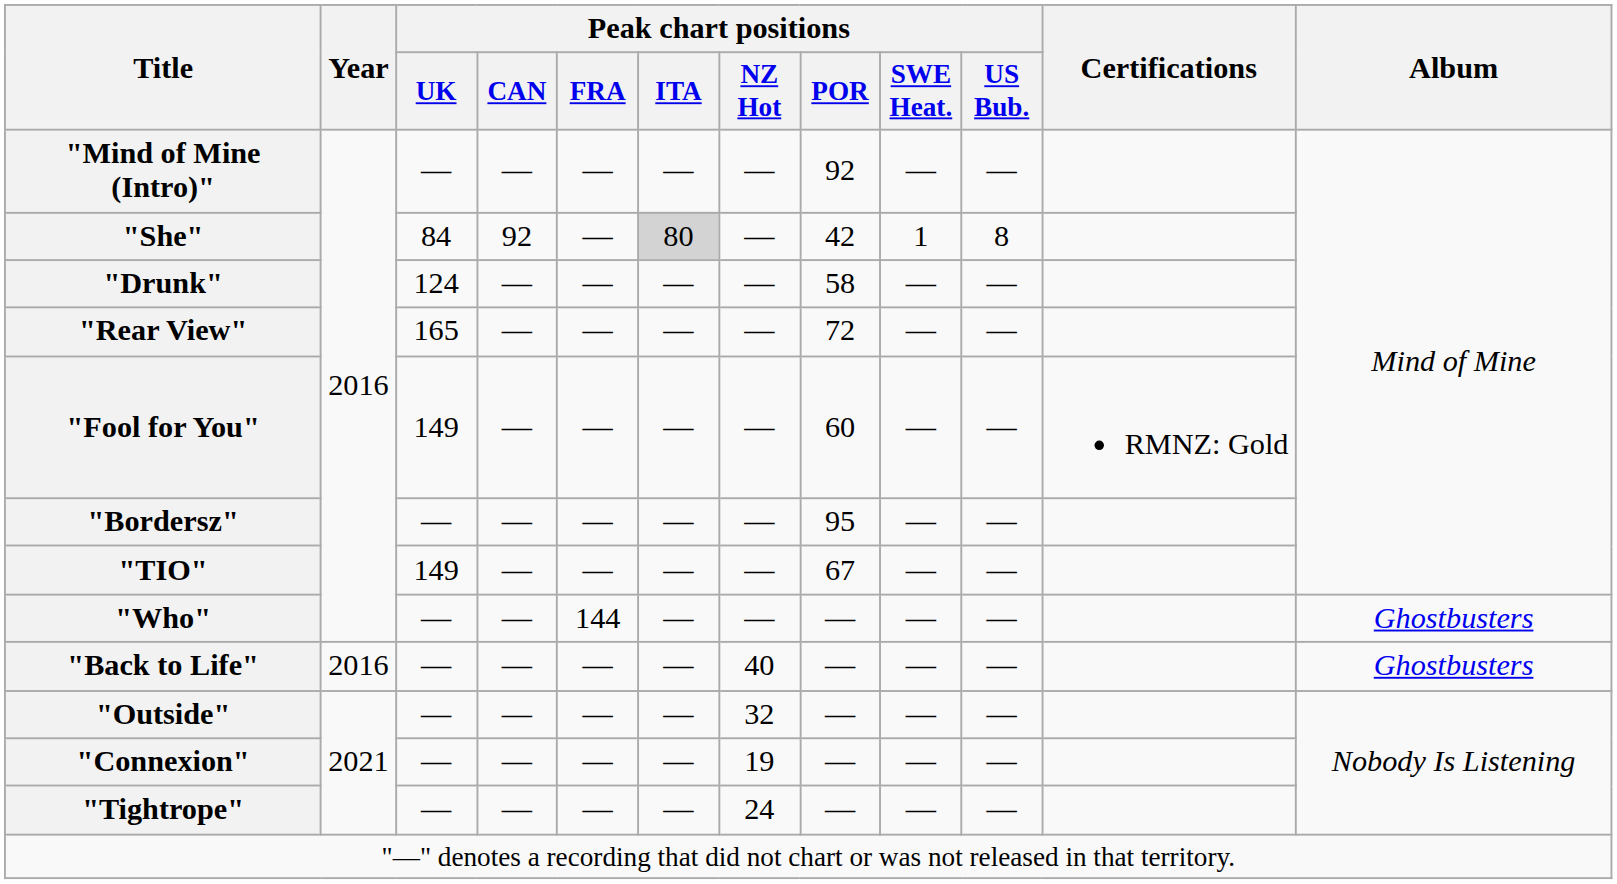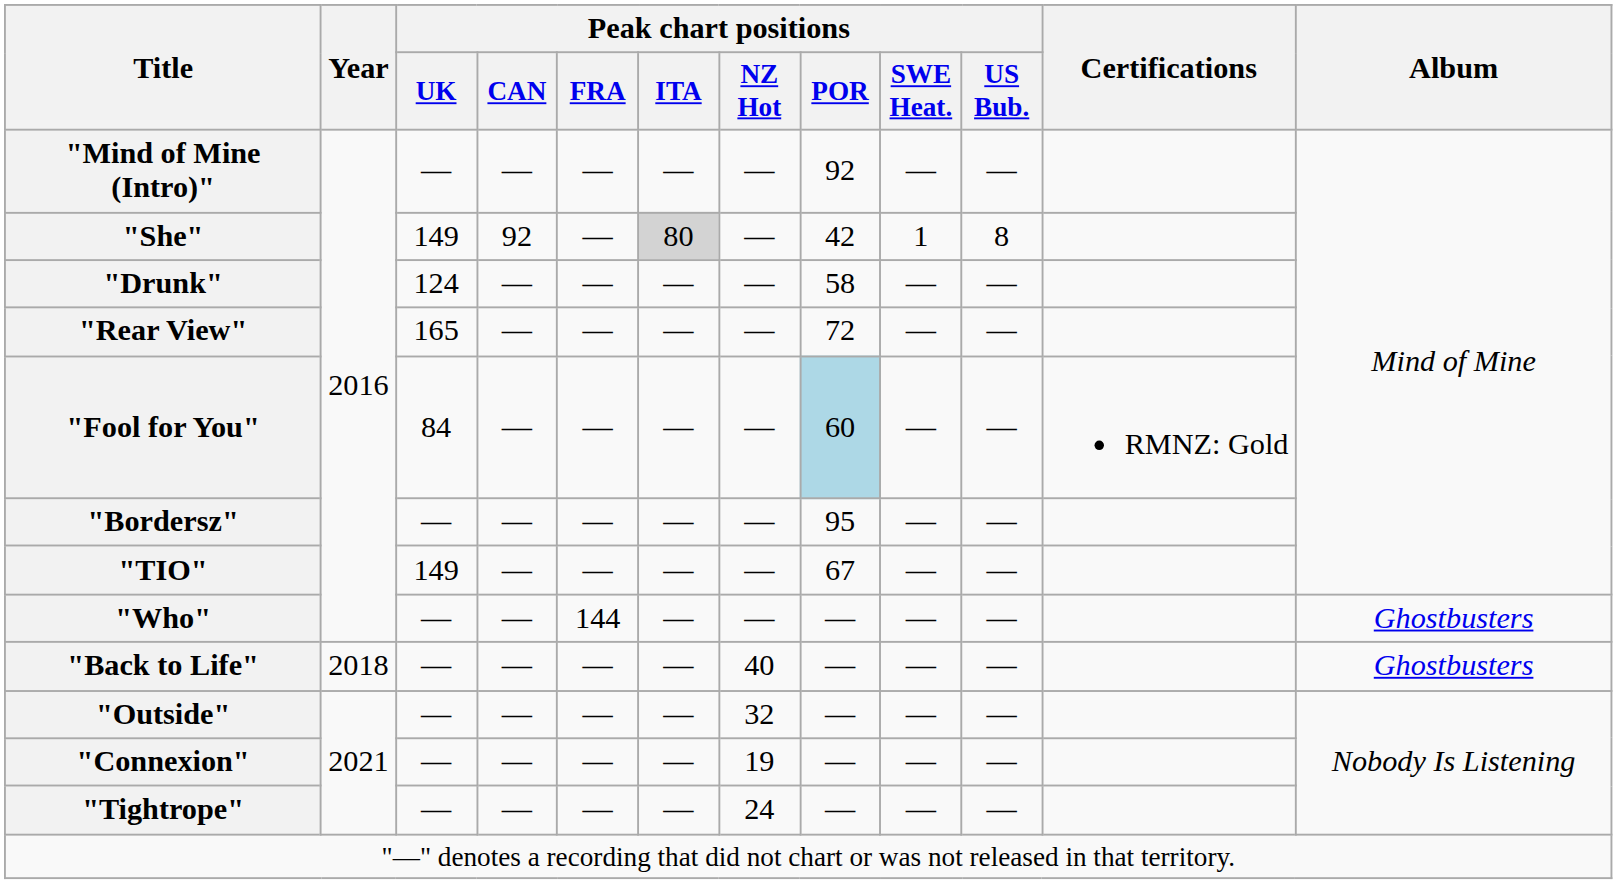(436, 235) 84 -> (436, 235) 149
(436, 426) 149 -> (436, 426) 84
(840, 426) no background -> (840, 426) lightblue background
(358, 665) 2016 -> (358, 665) 2018
